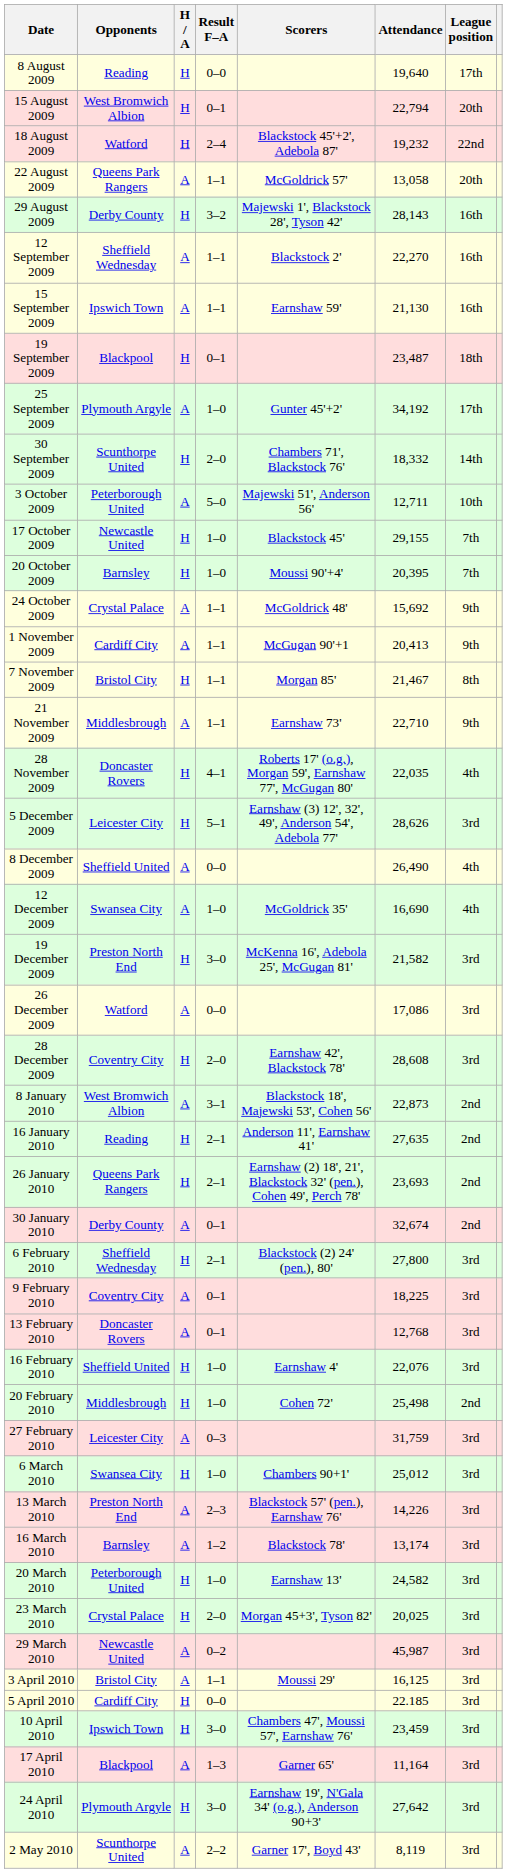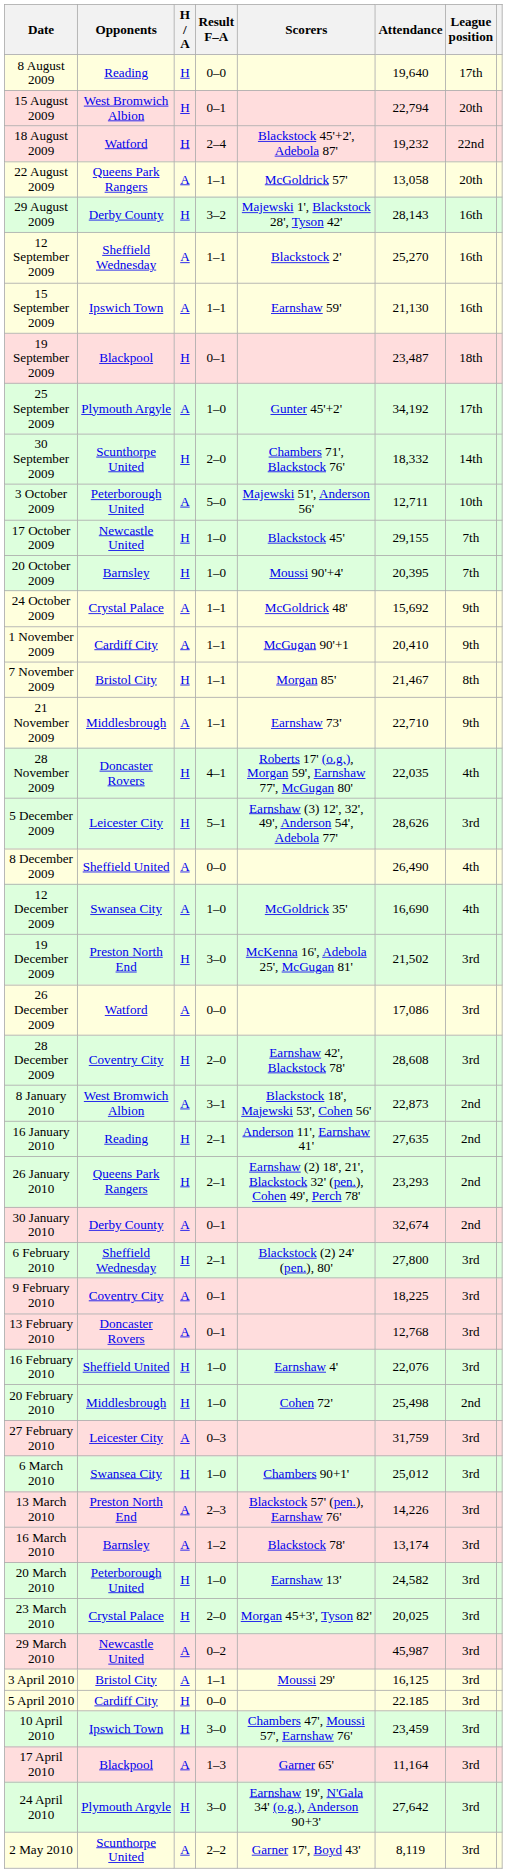(410, 257) 22,270 -> (410, 257) 25,270
(410, 644) 20,413 -> (410, 644) 20,410
(410, 959) 21,582 -> (410, 959) 21,502
(410, 1181) 23,693 -> (410, 1181) 23,293
